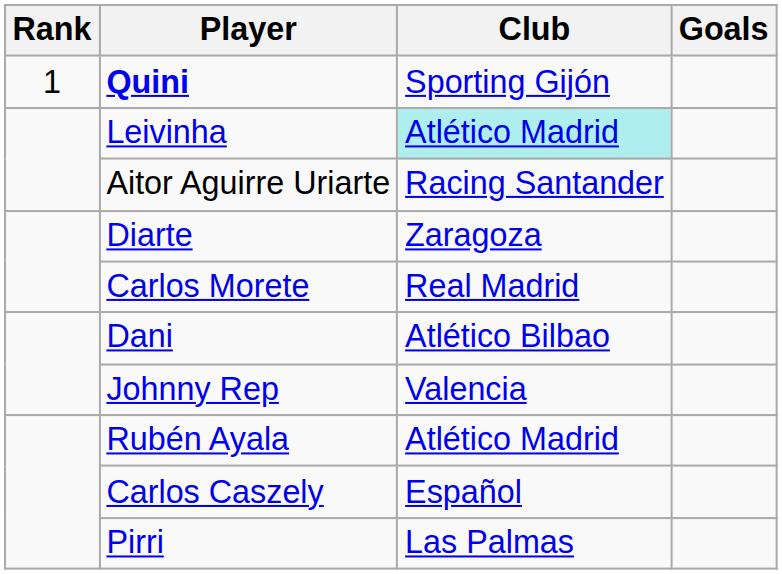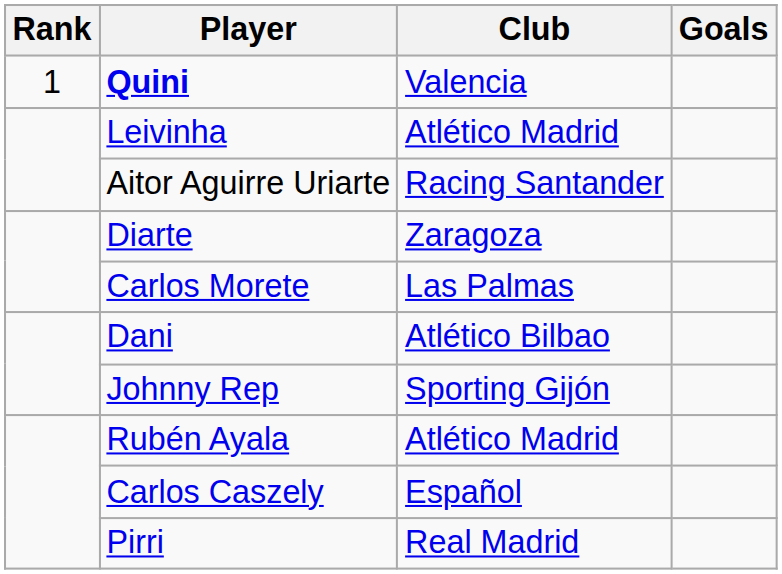(508, 81) Sporting Gijón -> (466, 81) Valencia
(512, 132) paleturquoise background -> (512, 132) no background
(492, 286) Real Madrid -> (490, 286) Las Palmas
(466, 388) Valencia -> (508, 388) Sporting Gijón
(490, 542) Las Palmas -> (492, 542) Real Madrid
